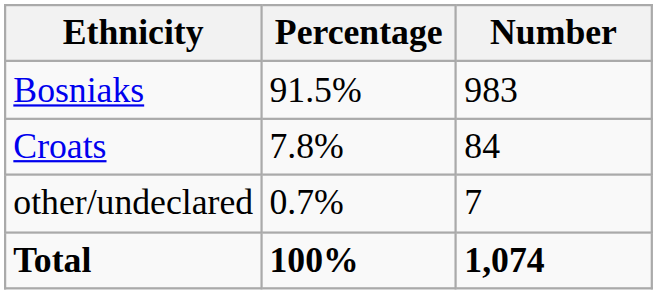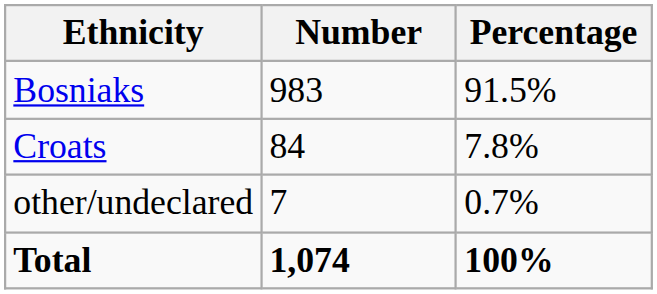columns swapped: (554, 32) <-> (359, 32)
